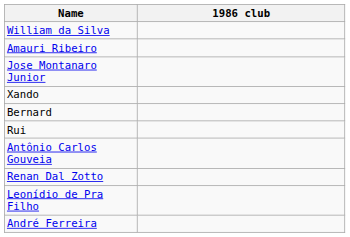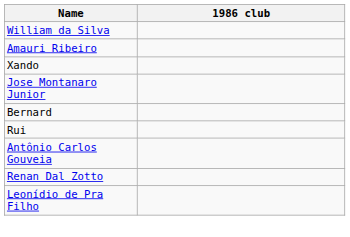rows swapped: (52, 71) <-> (23, 95)
- row: (52, 224)
